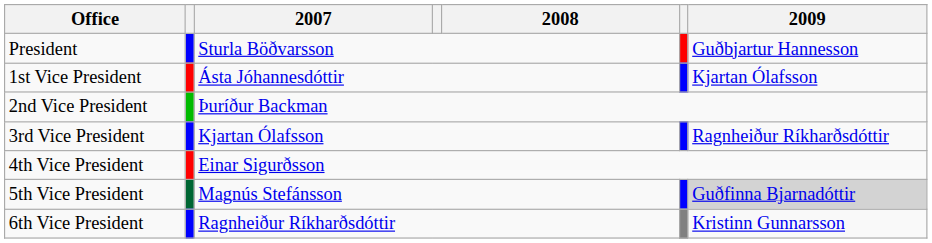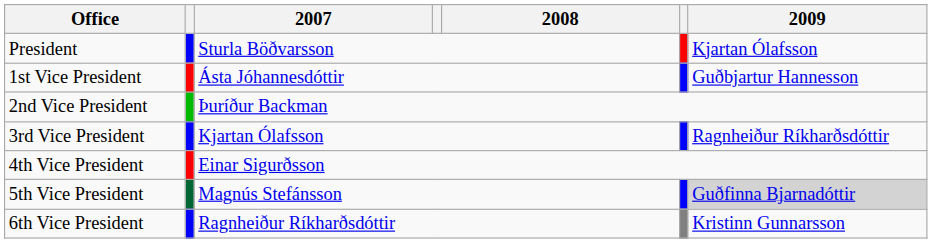(775, 48) Guðbjartur Hannesson -> (755, 48) Kjartan Ólafsson
(755, 77) Kjartan Ólafsson -> (775, 77) Guðbjartur Hannesson
